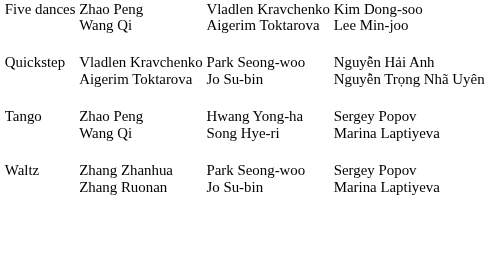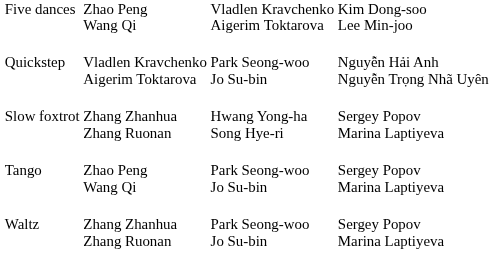+ row: (42, 116)
(255, 125) Hwang Yong-ha Song Hye-ri -> (260, 179) Park Seong-woo Jo Su-bin
